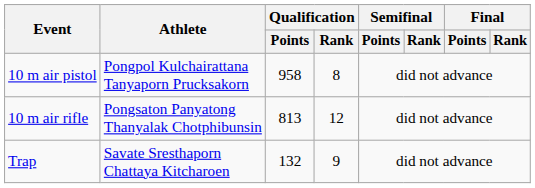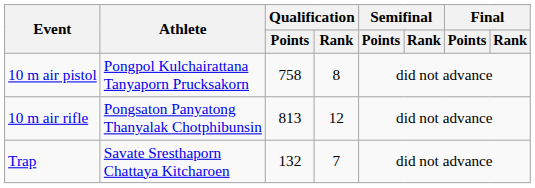(290, 75) 958 -> (290, 75) 758
(336, 161) 9 -> (336, 161) 7
